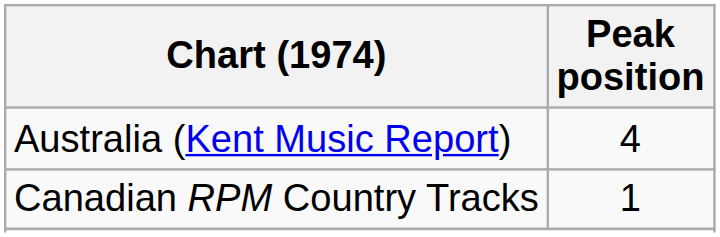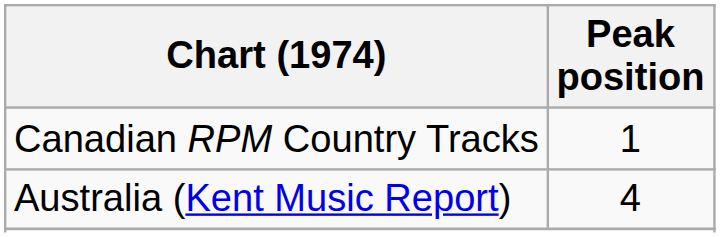rows swapped: (263, 137) <-> (276, 198)
